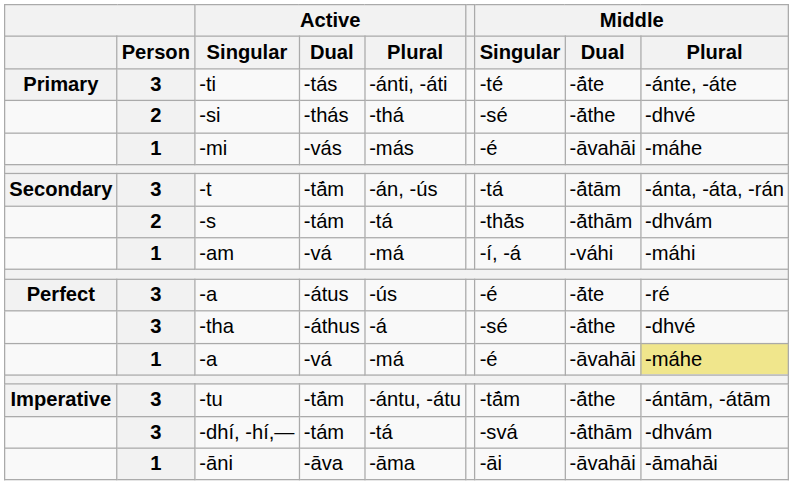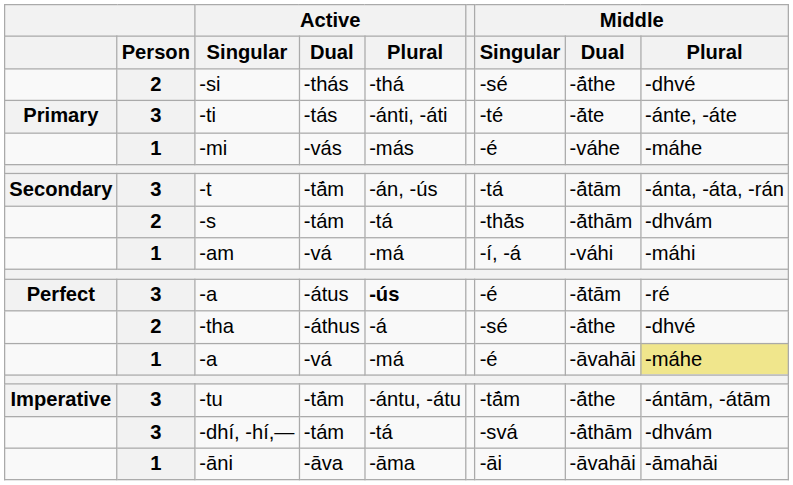rows swapped: (208, 84) <-> (210, 116)
(603, 148) -āvahāi -> (595, 148) -váhe
(383, 294) normal -> (384, 294) bold
(587, 294) -ā́te -> (595, 294) -ā́tām
(156, 326) 3 -> (156, 326) 2
